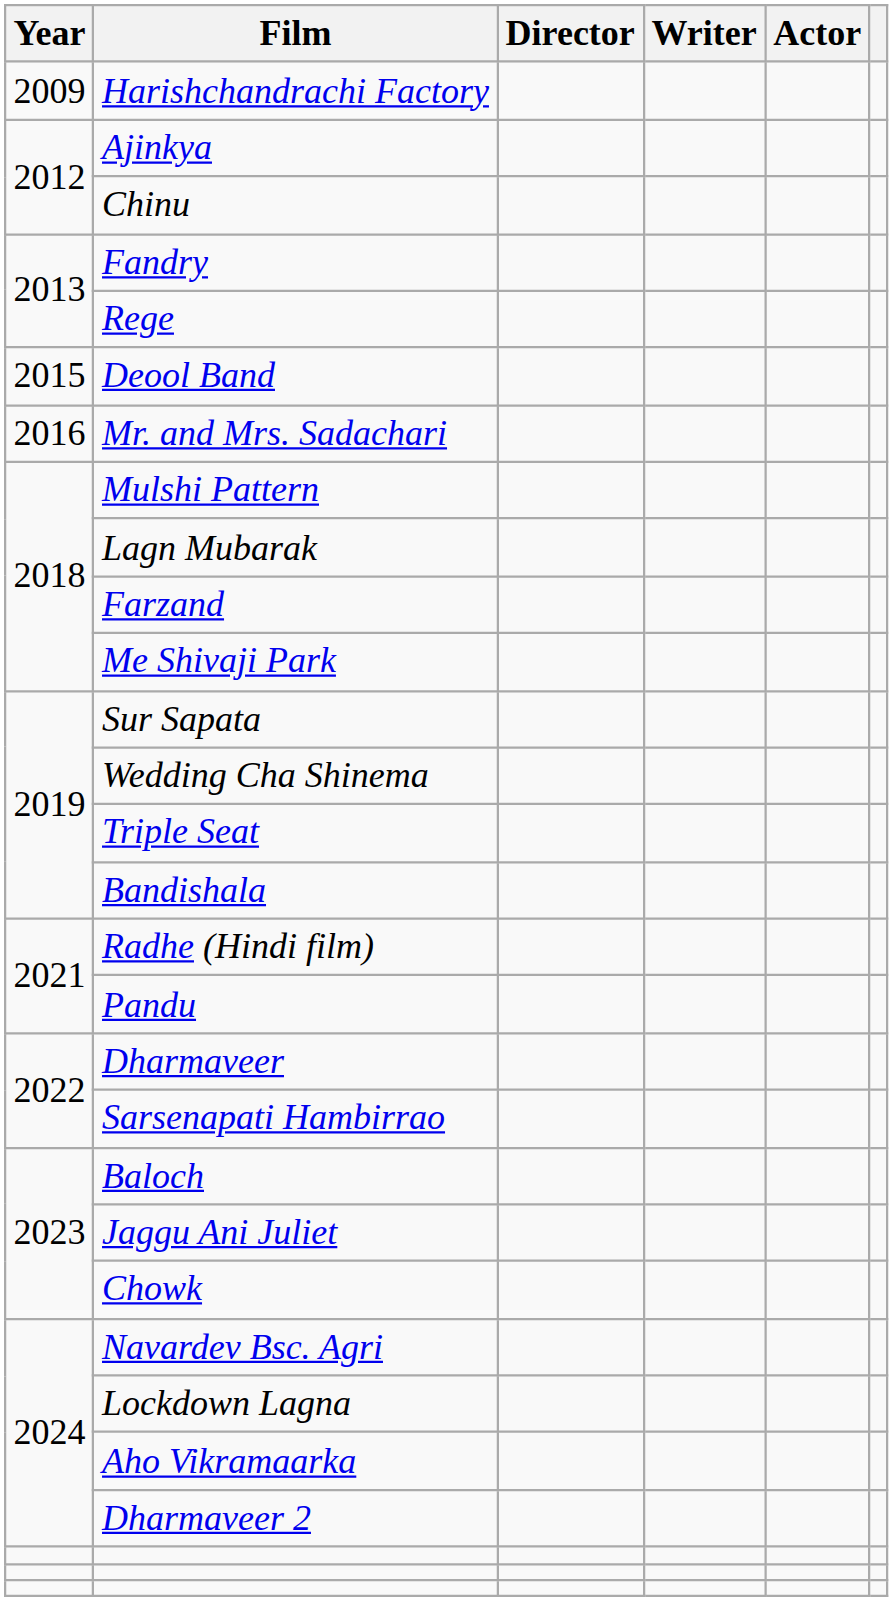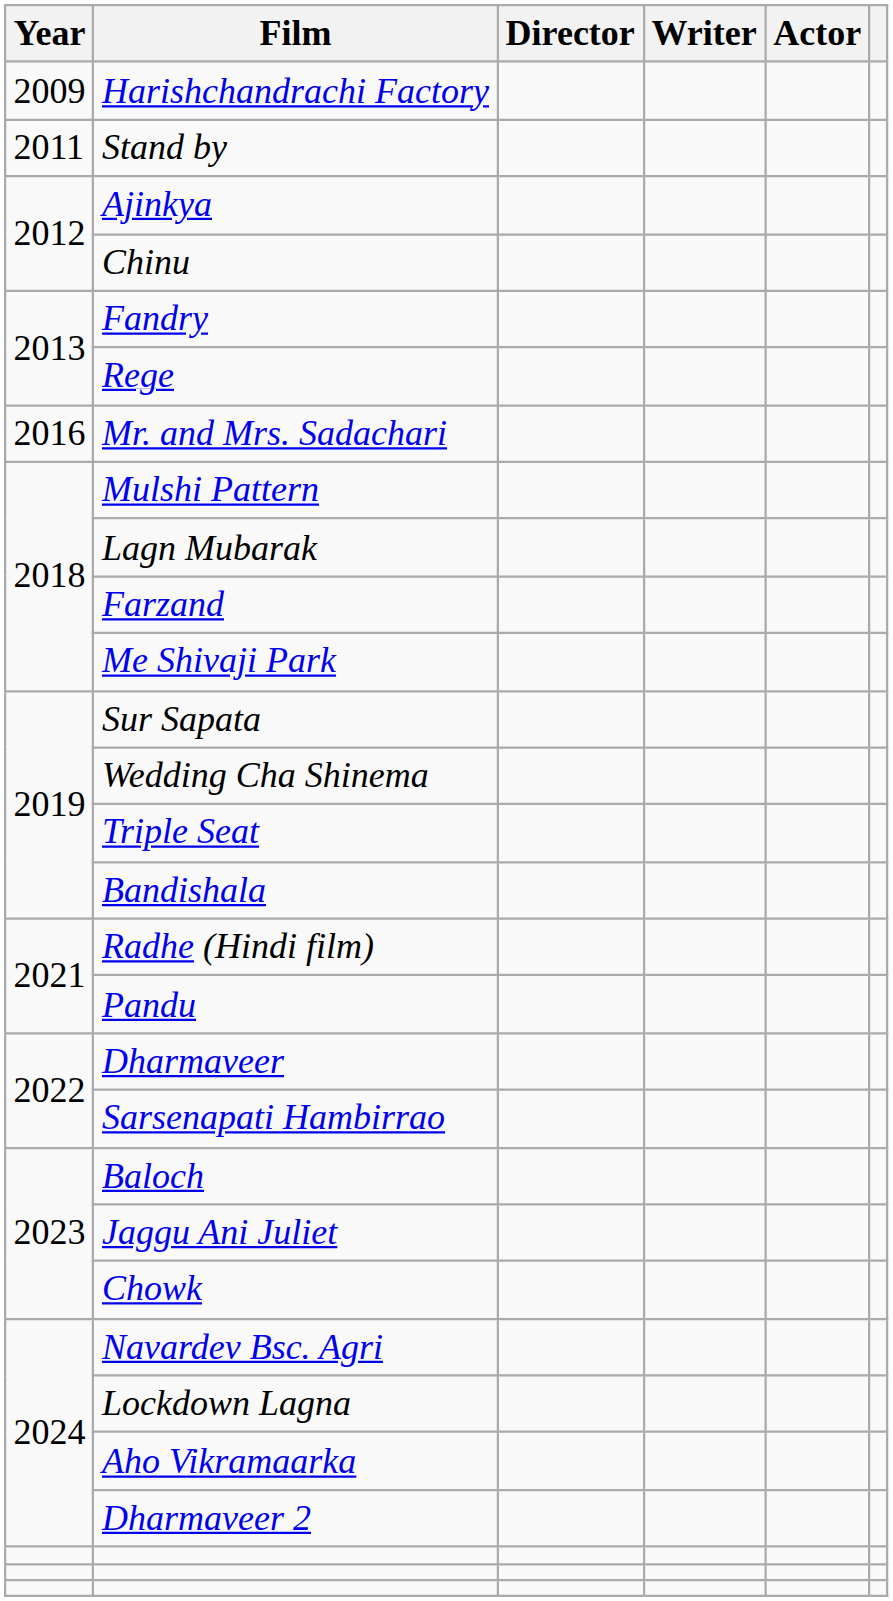+ row: (49, 147)
- row: (49, 375)
